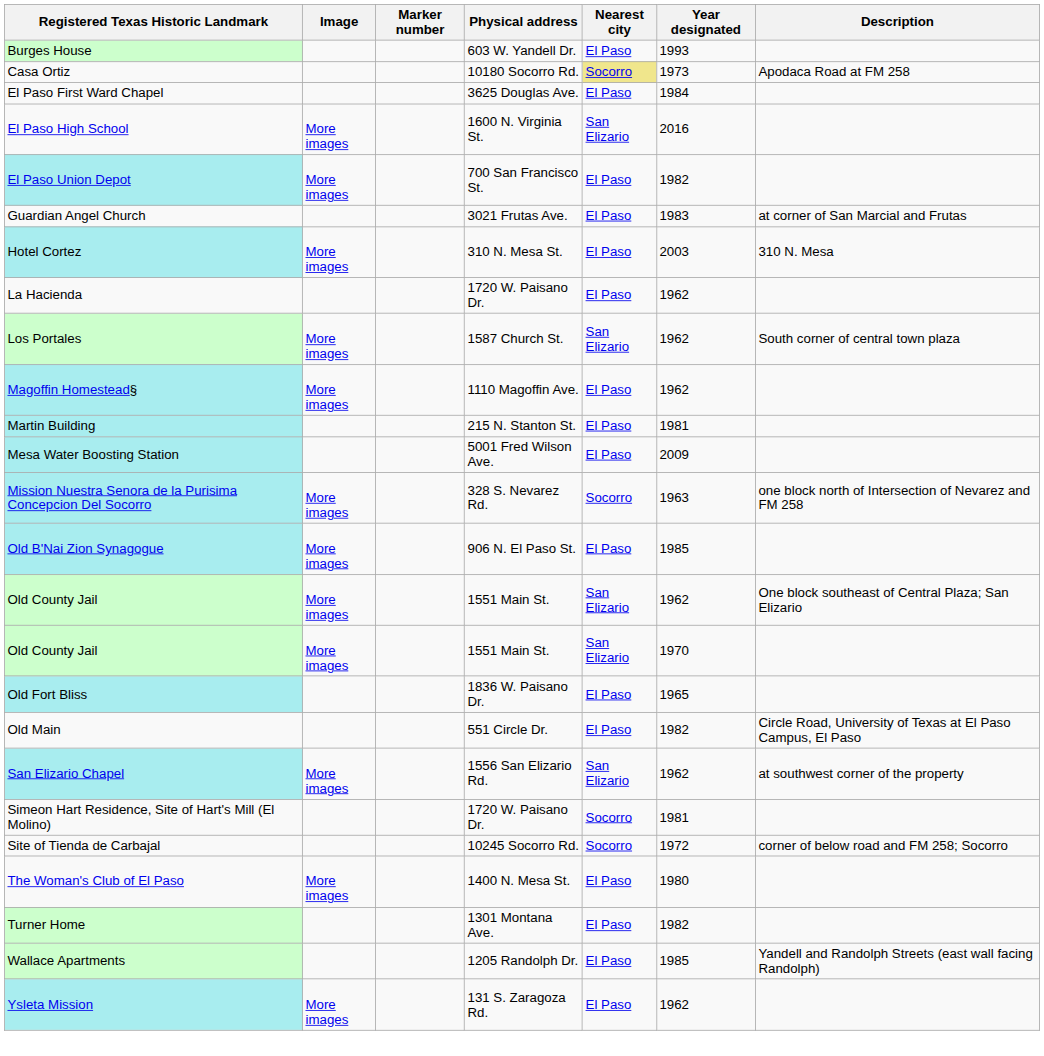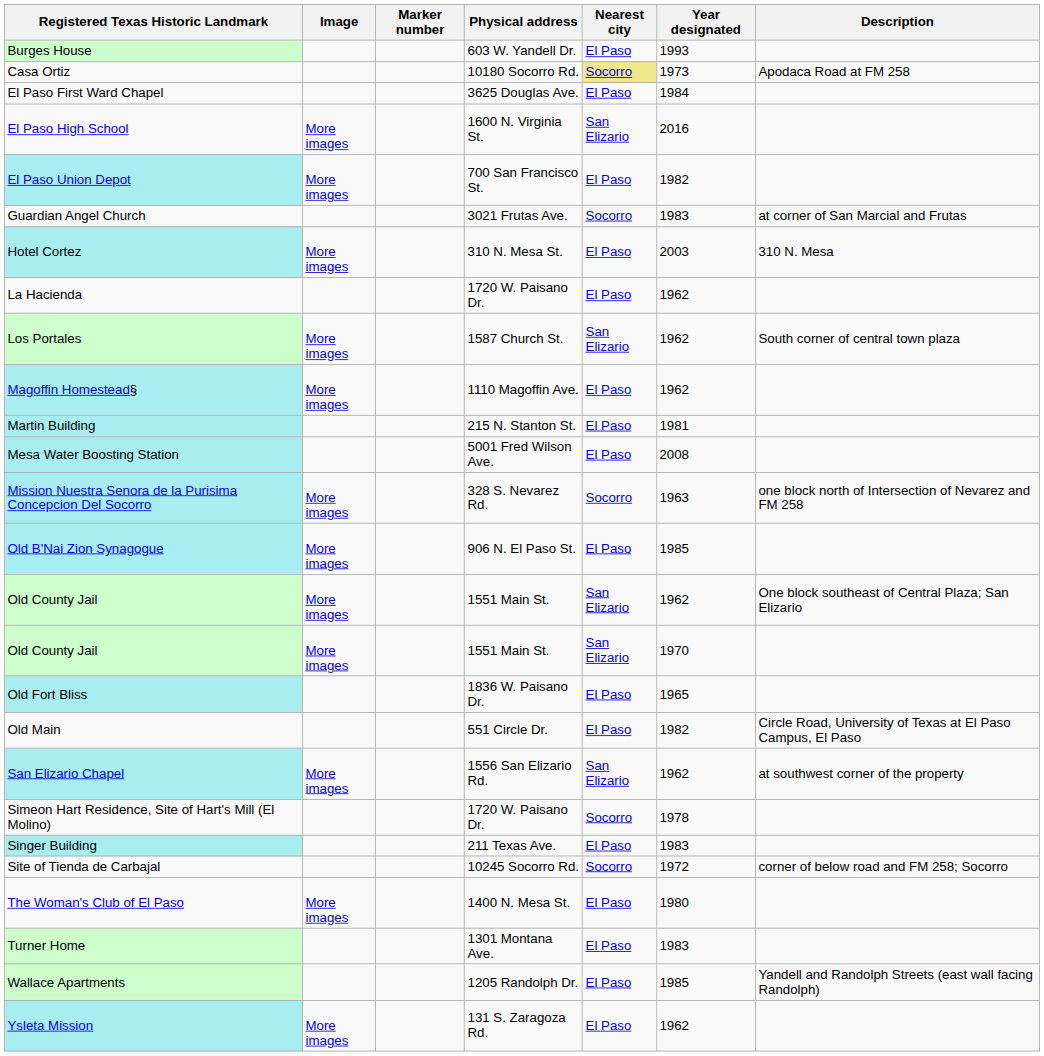(608, 216) El Paso -> (609, 216) Socorro
(674, 454) 2009 -> (674, 454) 2008
(674, 817) 1981 -> (674, 817) 1978
+ row: (52, 845)
(674, 925) 1982 -> (674, 946) 1983
